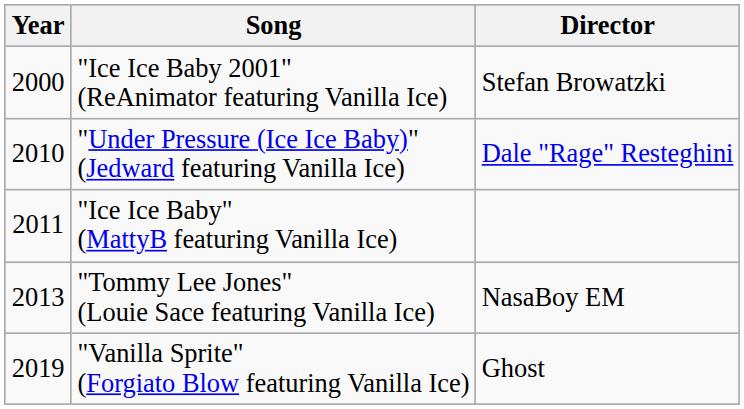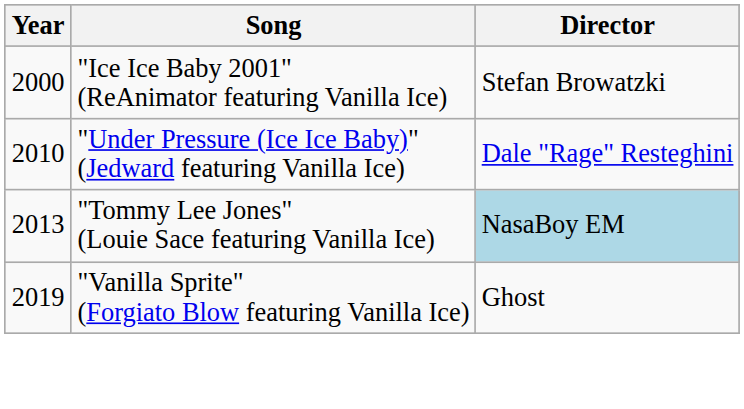- row: (237, 225)
(553, 296) no background -> (553, 225) lightblue background
